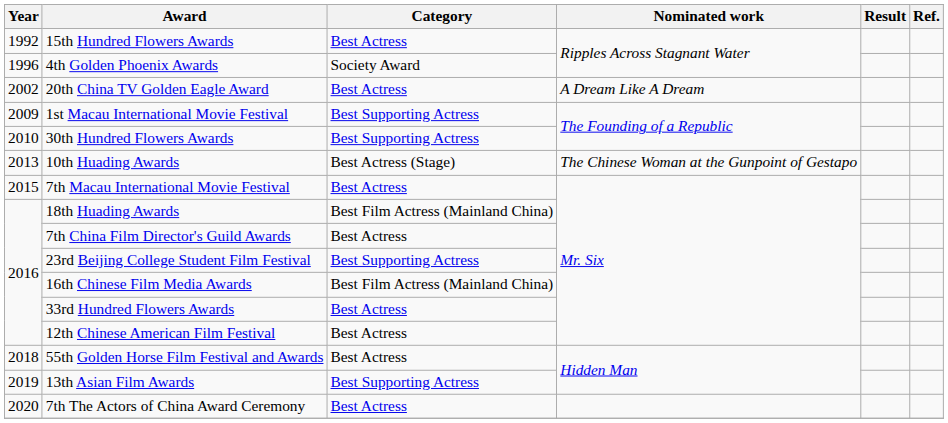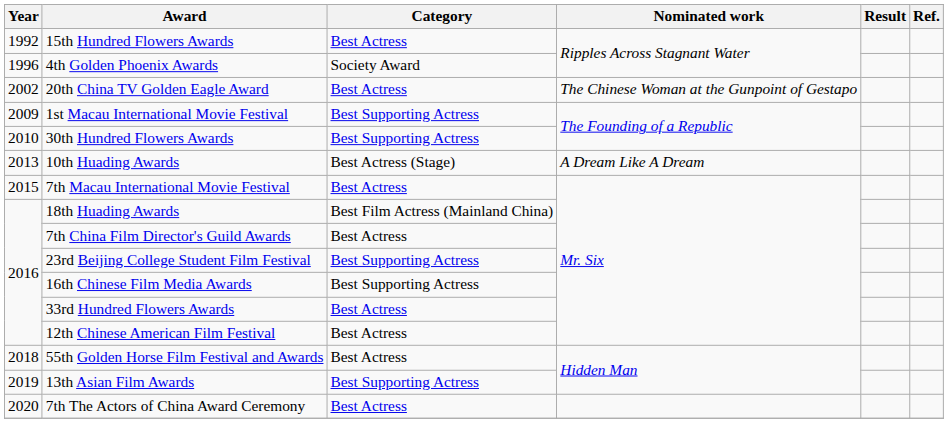(632, 89) A Dream Like A Dream -> (709, 89) The Chinese Woman at the Gunpoint of Gestapo
(709, 162) The Chinese Woman at the Gunpoint of Gestapo -> (632, 162) A Dream Like A Dream
(442, 284) Best Film Actress (Mainland China) -> (405, 284) Best Supporting Actress
